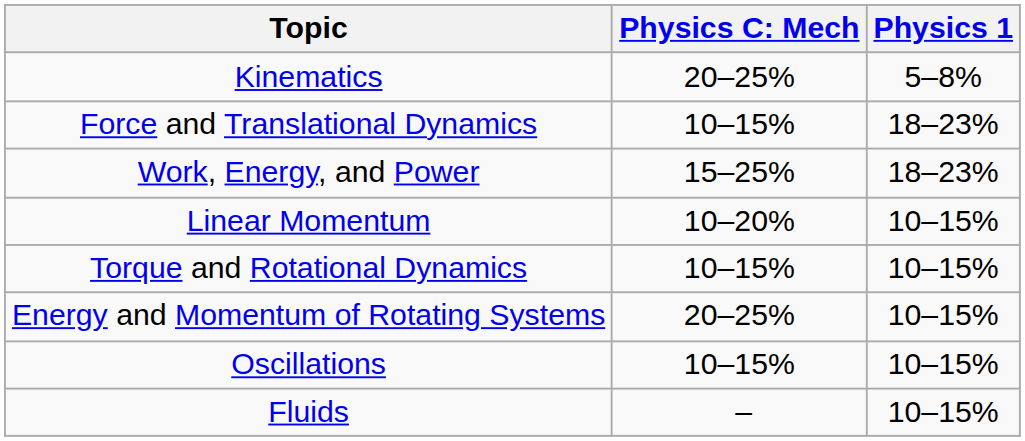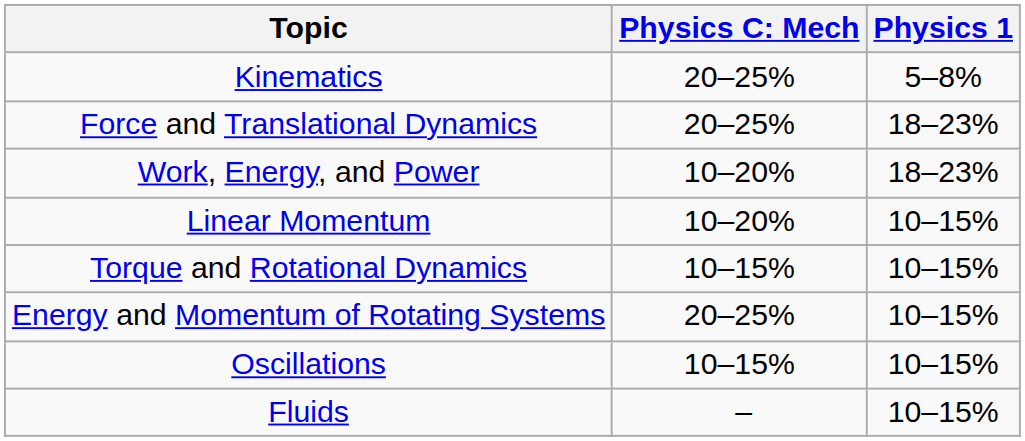(739, 124) 10–15% -> (739, 124) 20–25%
(739, 172) 15–25% -> (739, 172) 10–20%
